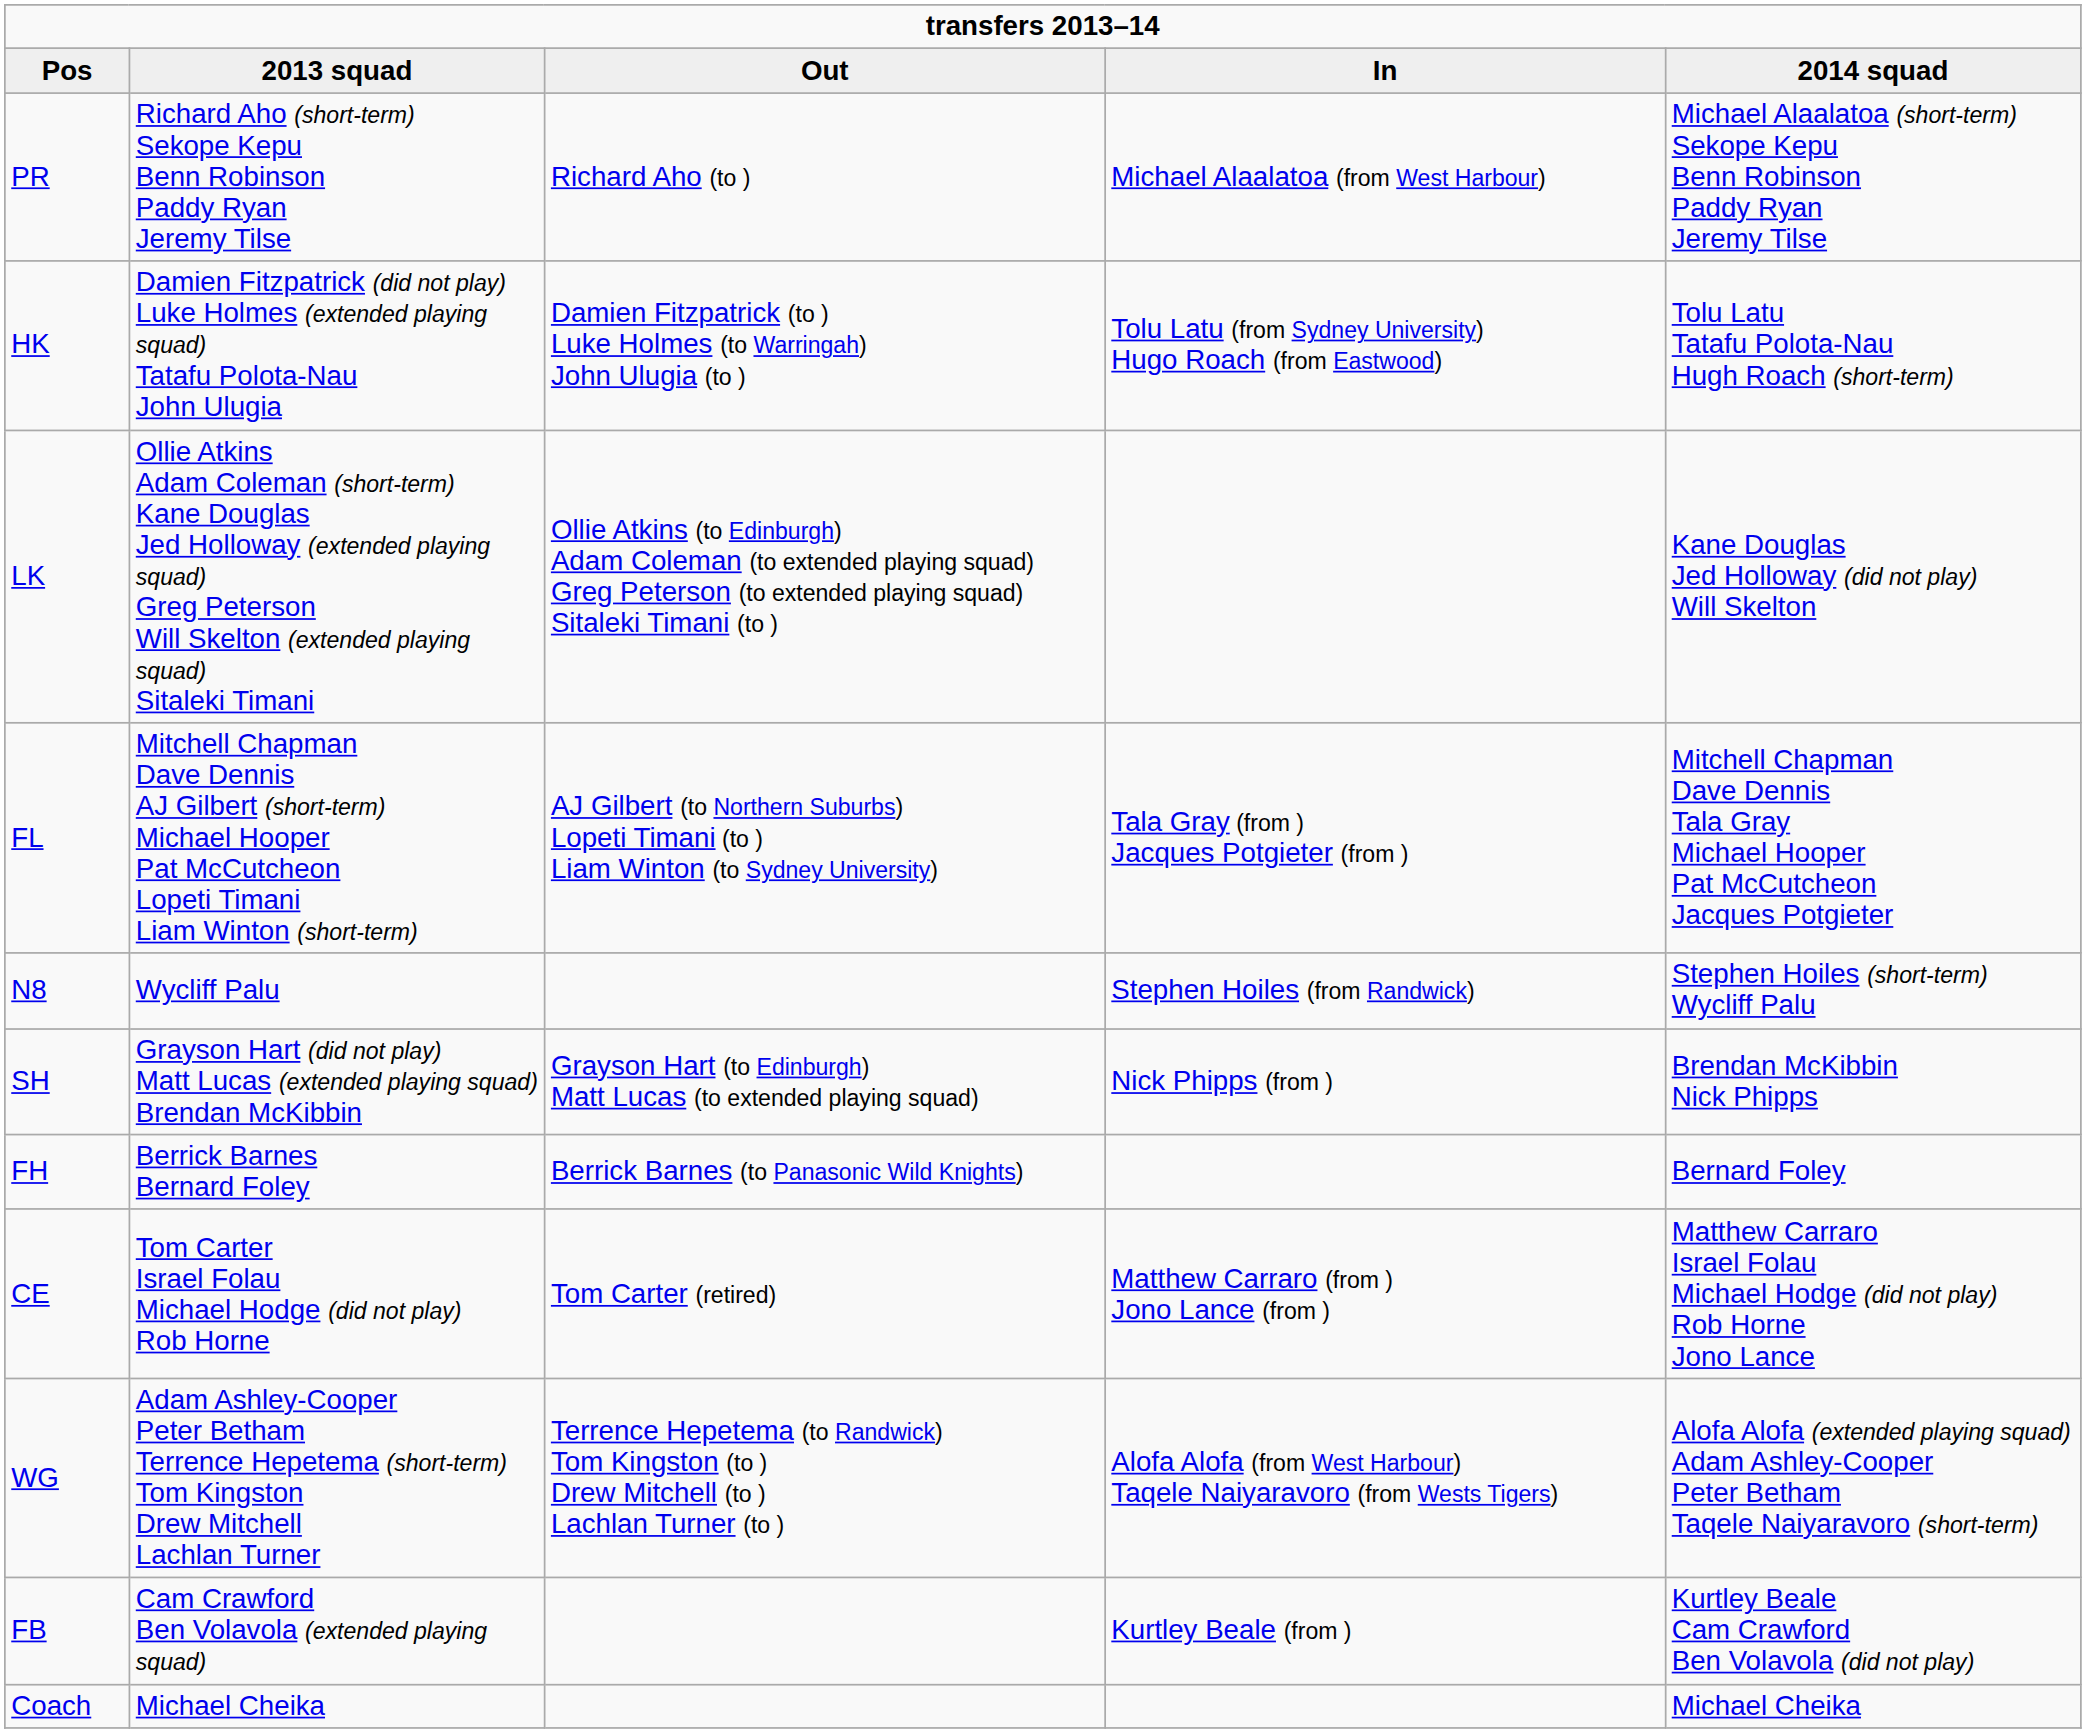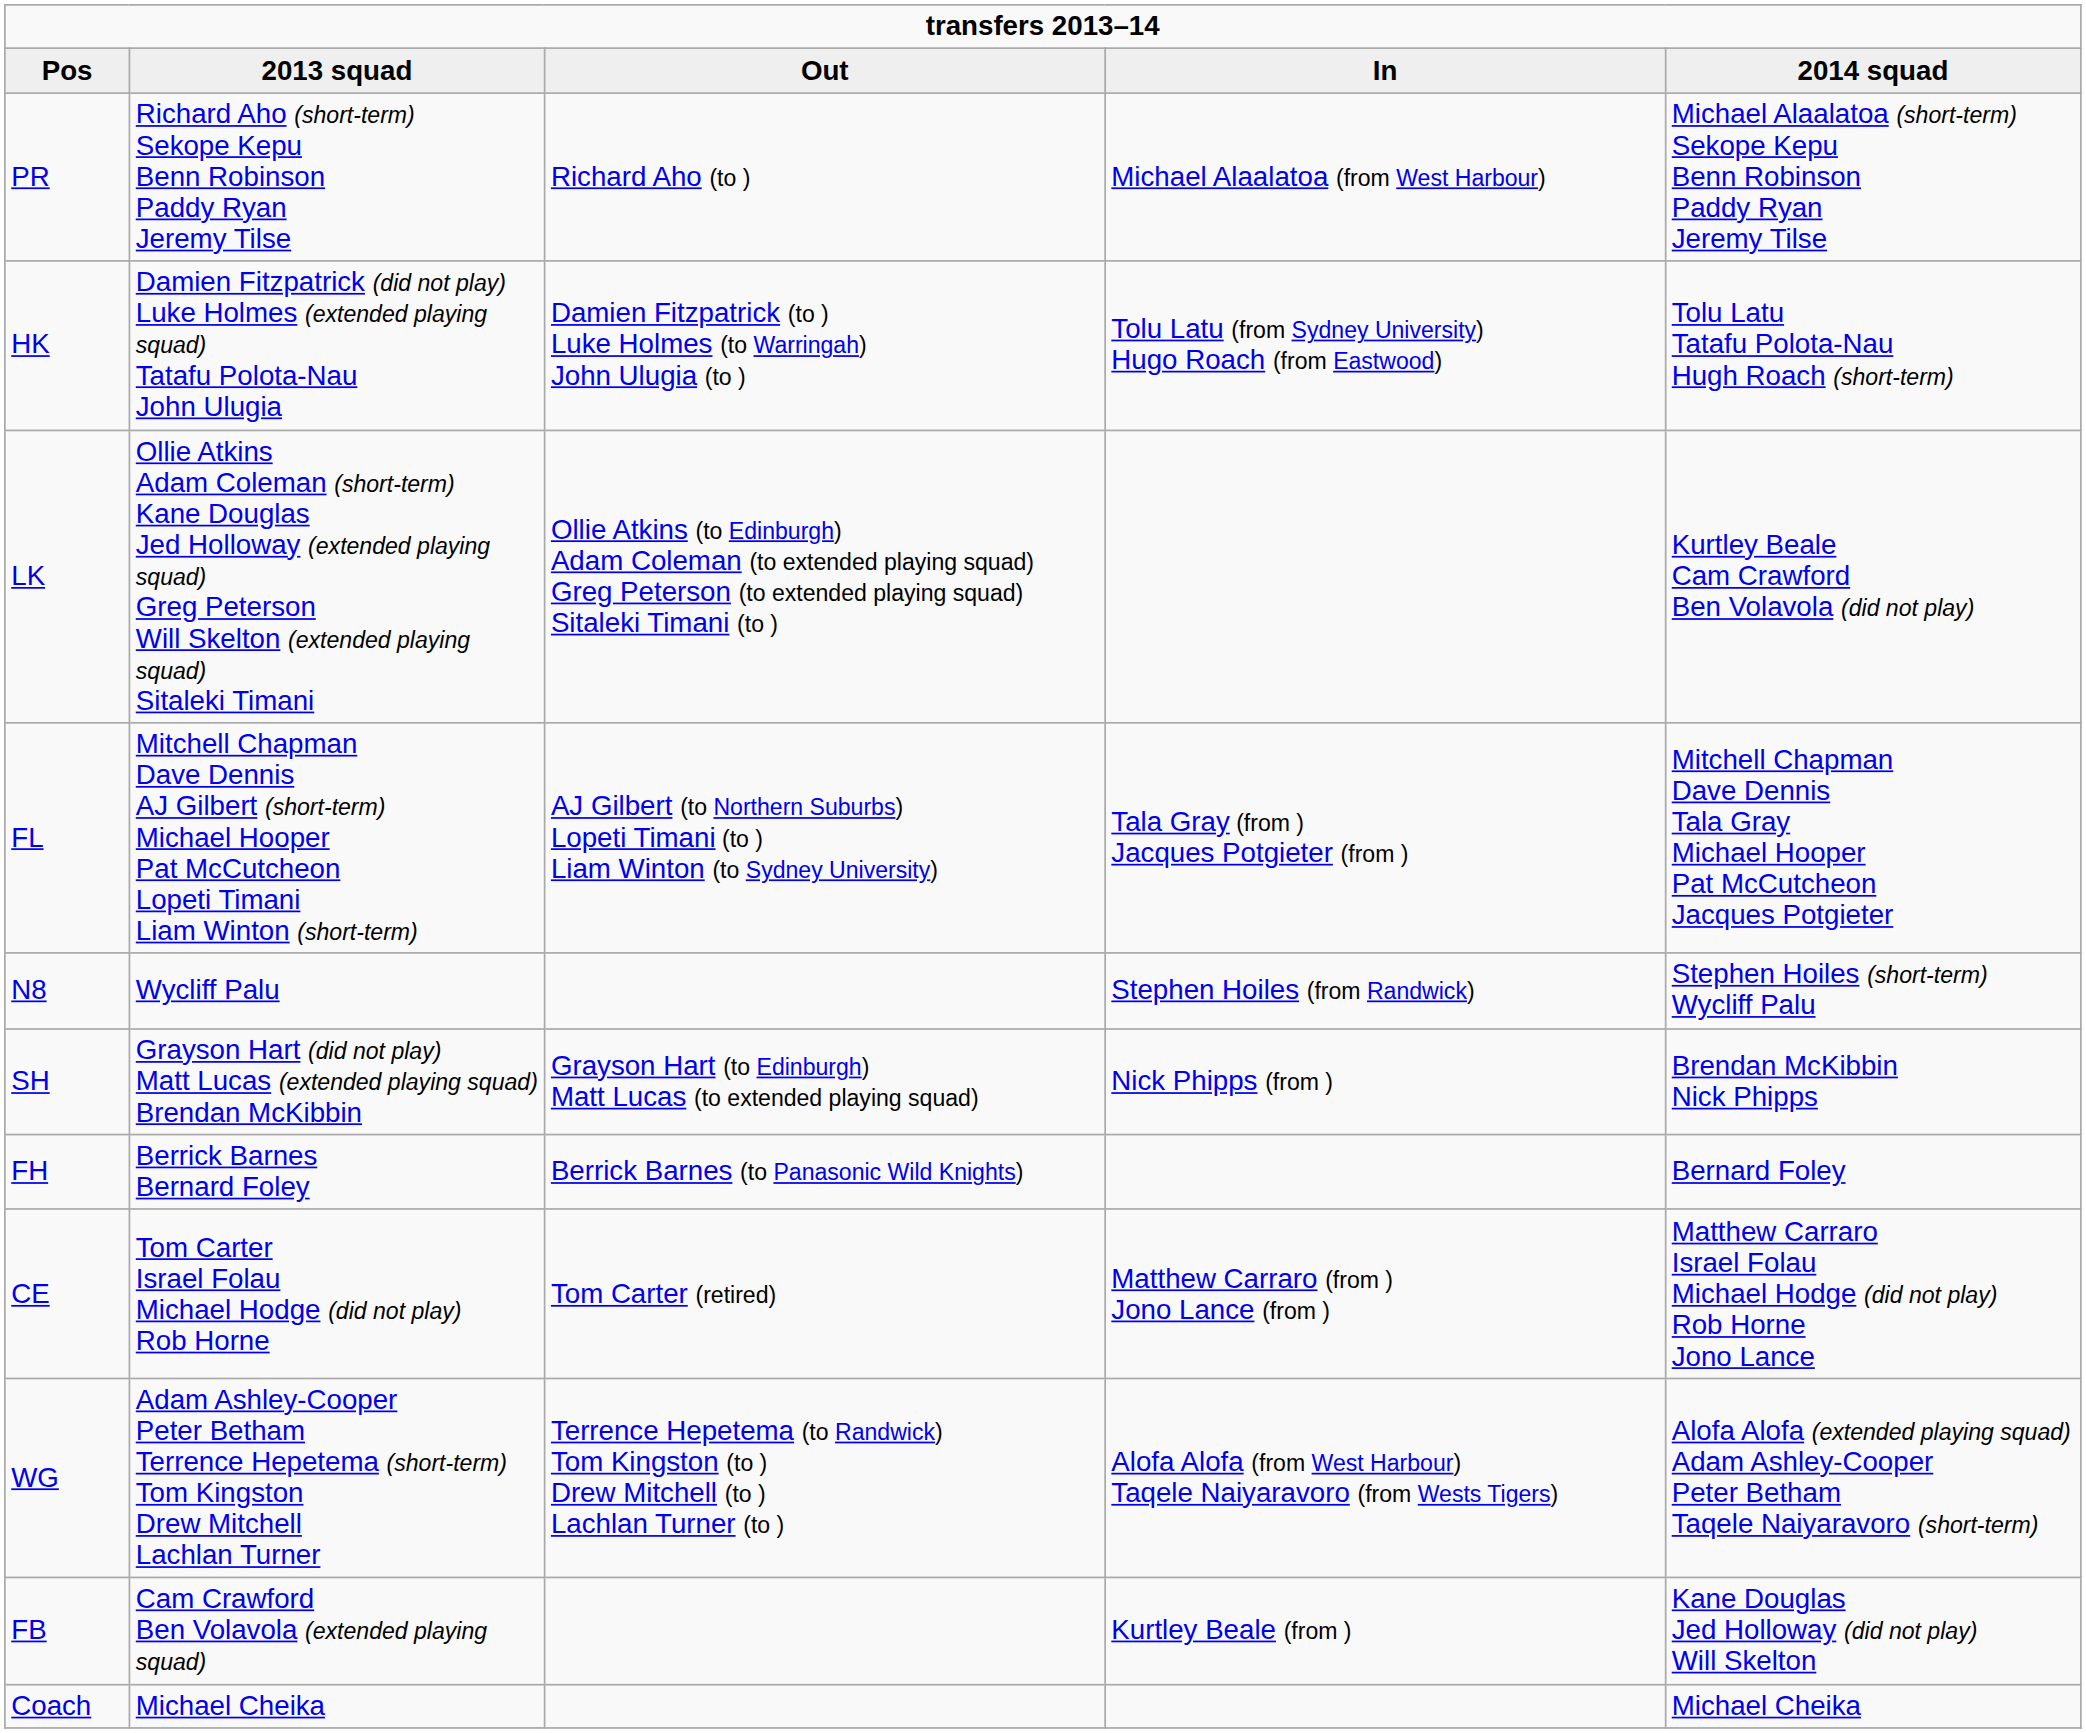(1825, 575) Kane Douglas Jed Holloway (did not play) Will Skelton -> (1823, 575) Kurtley Beale Cam Crawford Ben Volavola (did not play)
(1823, 1630) Kurtley Beale Cam Crawford Ben Volavola (did not play) -> (1825, 1630) Kane Douglas Jed Holloway (did not play) Will Skelton
